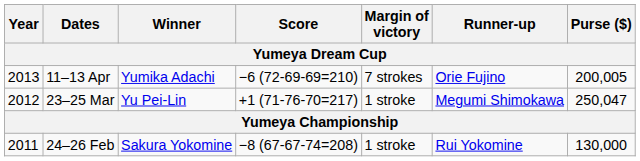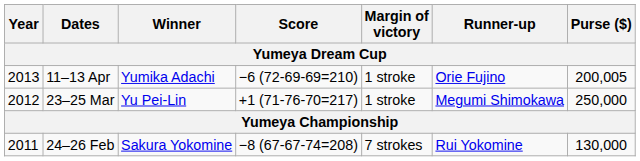(394, 77) 7 strokes -> (390, 77) 1 stroke
(601, 100) 250,047 -> (601, 100) 250,000
(390, 145) 1 stroke -> (394, 145) 7 strokes
